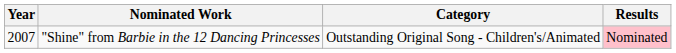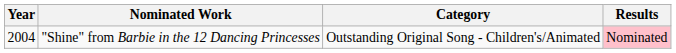(21, 37) 2007 -> (21, 37) 2004
